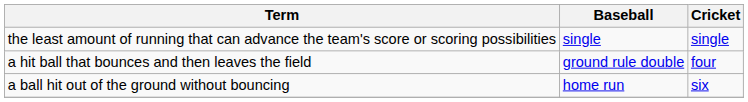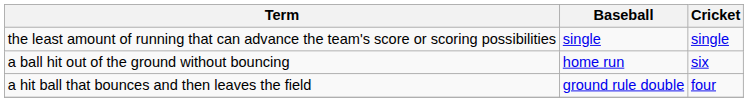rows swapped: (160, 62) <-> (149, 85)
